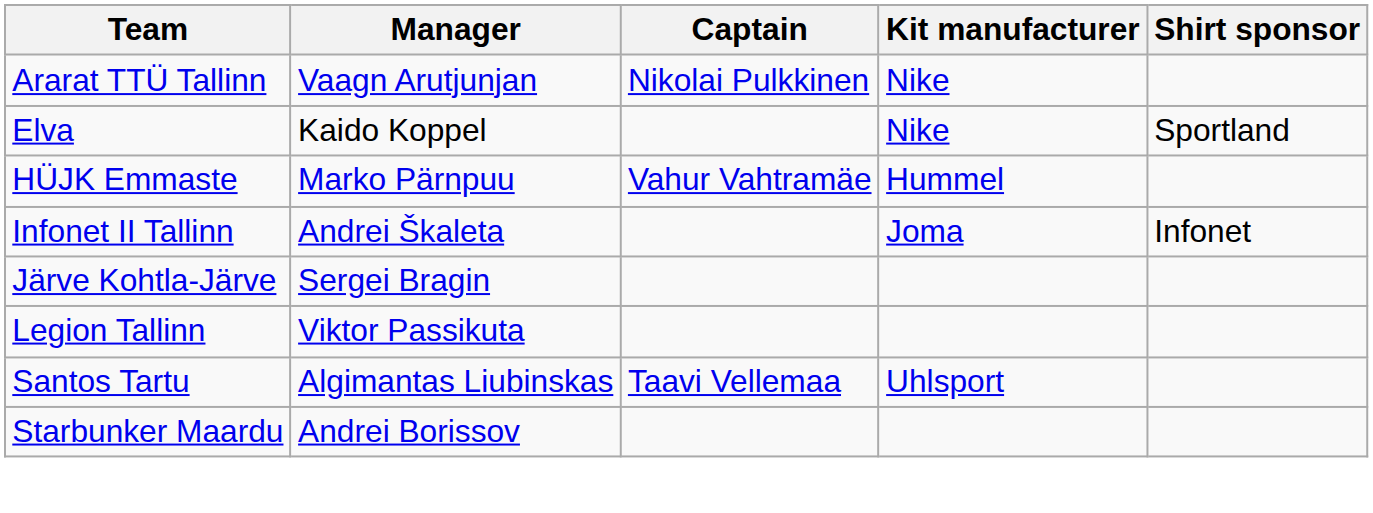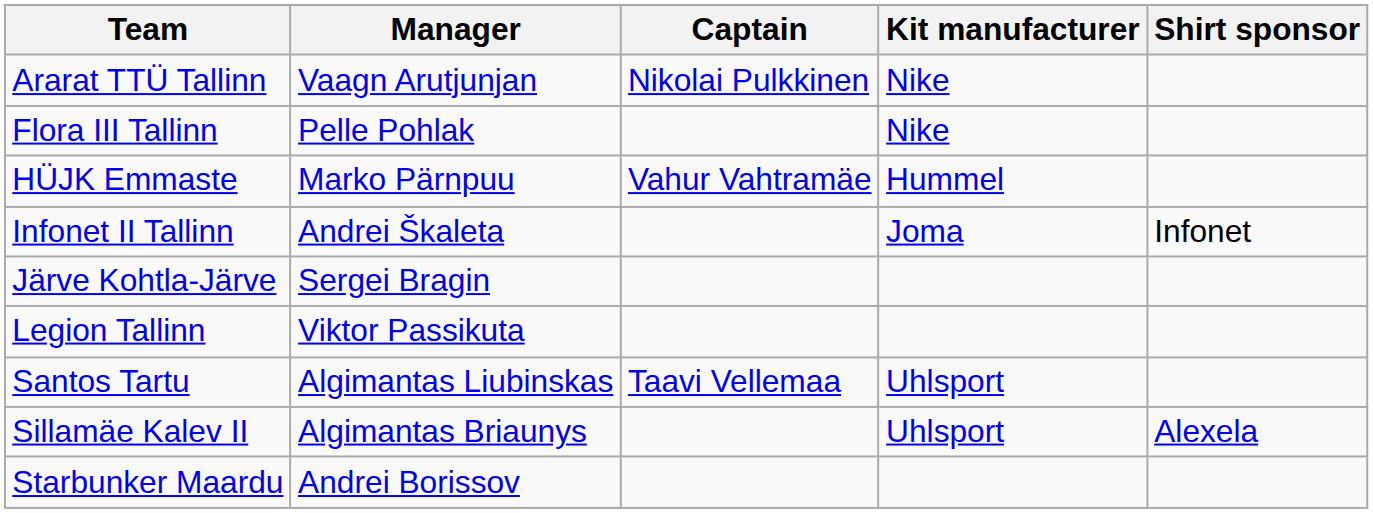- row: (43, 130)
+ row: (115, 130)
+ row: (130, 431)
